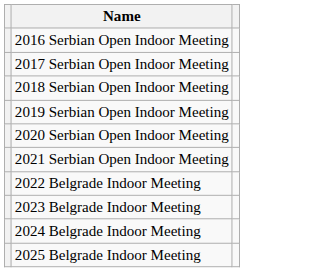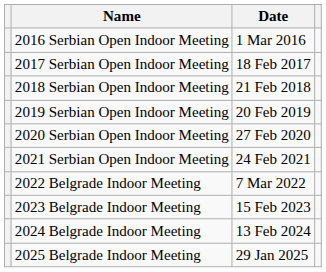+ column: (273, 16)
